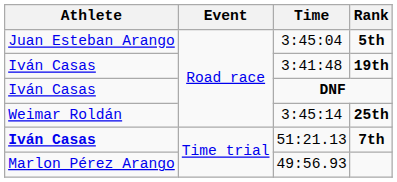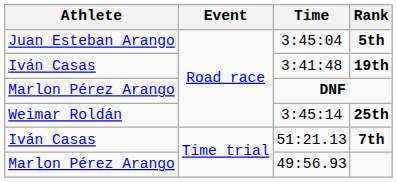(52, 90) Iván Casas -> (91, 90) Marlon Pérez Arango
(52, 139) bold -> (52, 139) normal
